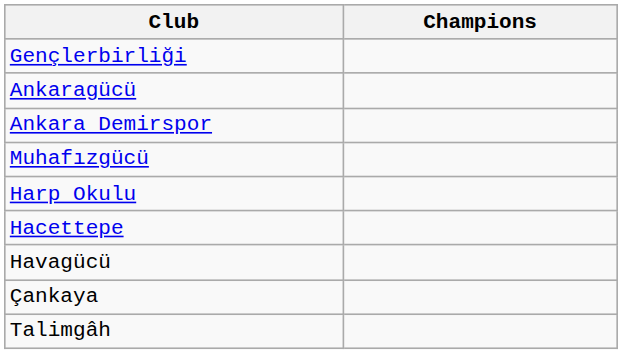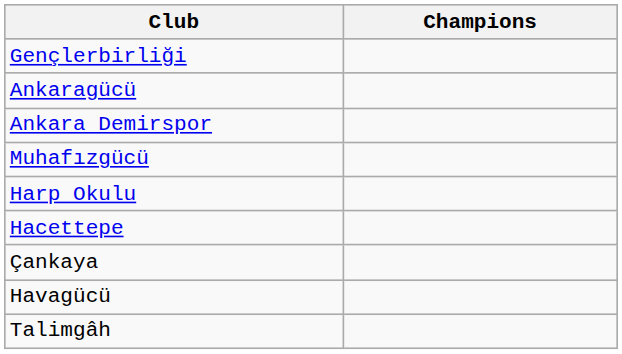rows swapped: (54, 297) <-> (60, 262)
